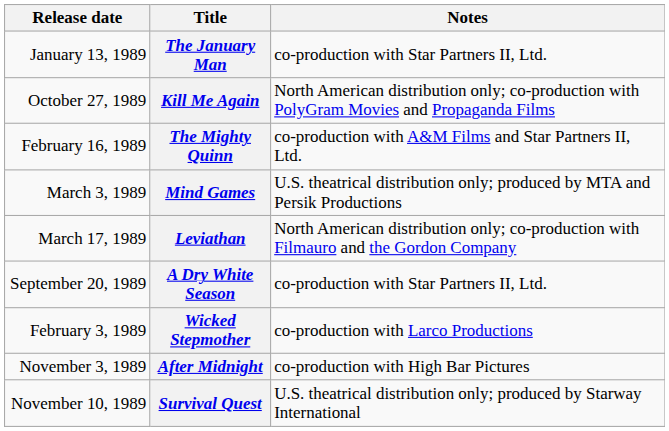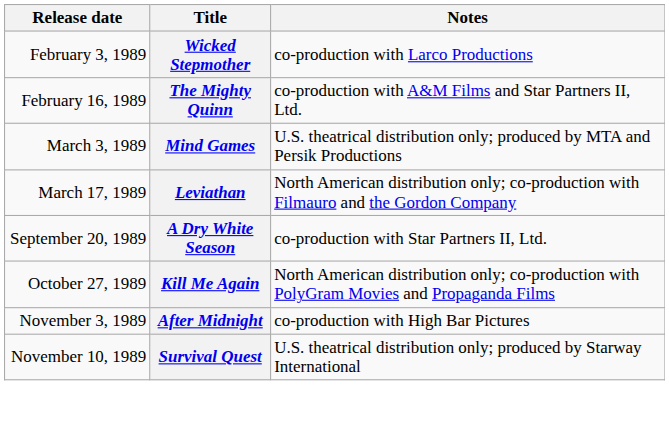- row: (210, 54)
rows swapped: (210, 330) <-> (210, 100)
